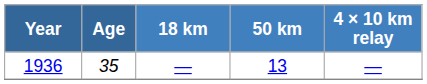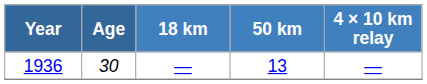(109, 66) 35 -> (109, 66) 30
